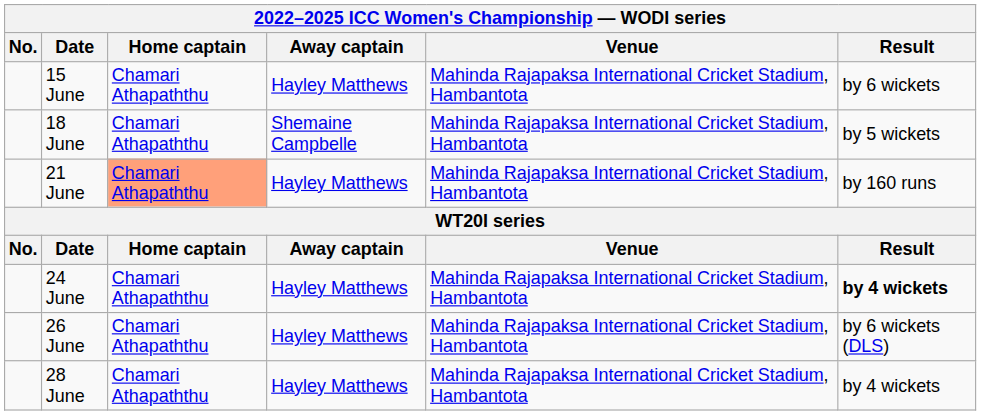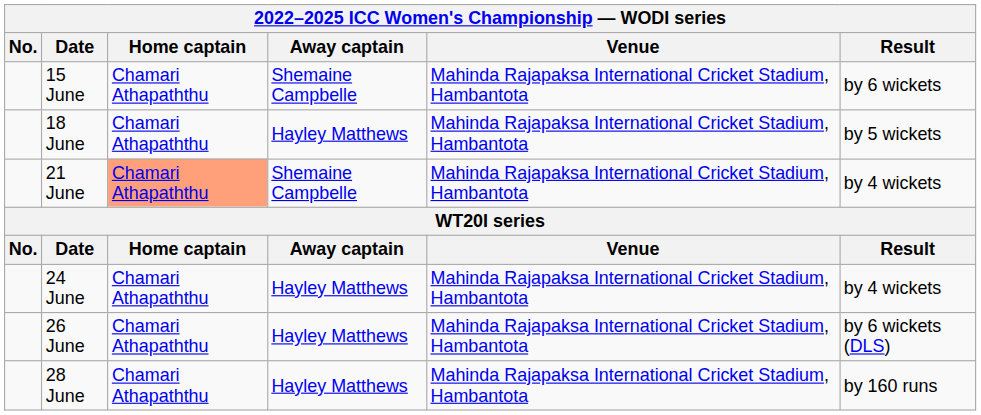(339, 85) Hayley Matthews -> (314, 85) Shemaine Campbelle
(314, 134) Shemaine Campbelle -> (340, 134) Hayley Matthews
(339, 182) Hayley Matthews -> (314, 182) Shemaine Campbelle
(889, 182) by 160 runs -> (893, 182) by 4 wickets
(895, 288) bold -> (893, 288) normal
(891, 385) by 4 wickets -> (891, 385) by 160 runs
